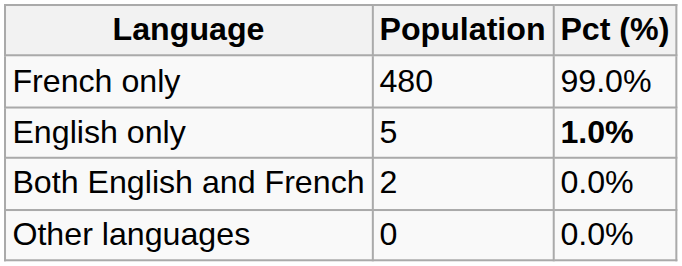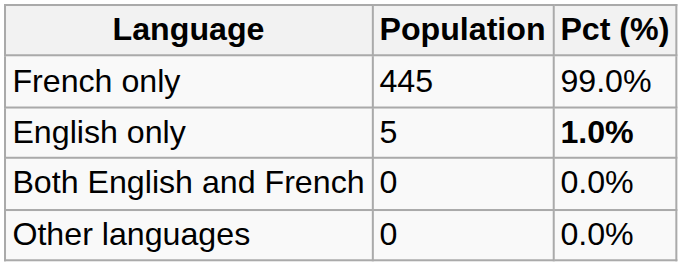(406, 81) 480 -> (406, 81) 445
(388, 183) 2 -> (388, 183) 0
